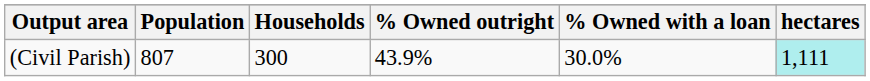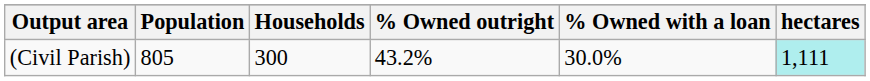(157, 57) 807 -> (157, 57) 805
(404, 57) 43.9% -> (404, 57) 43.2%
